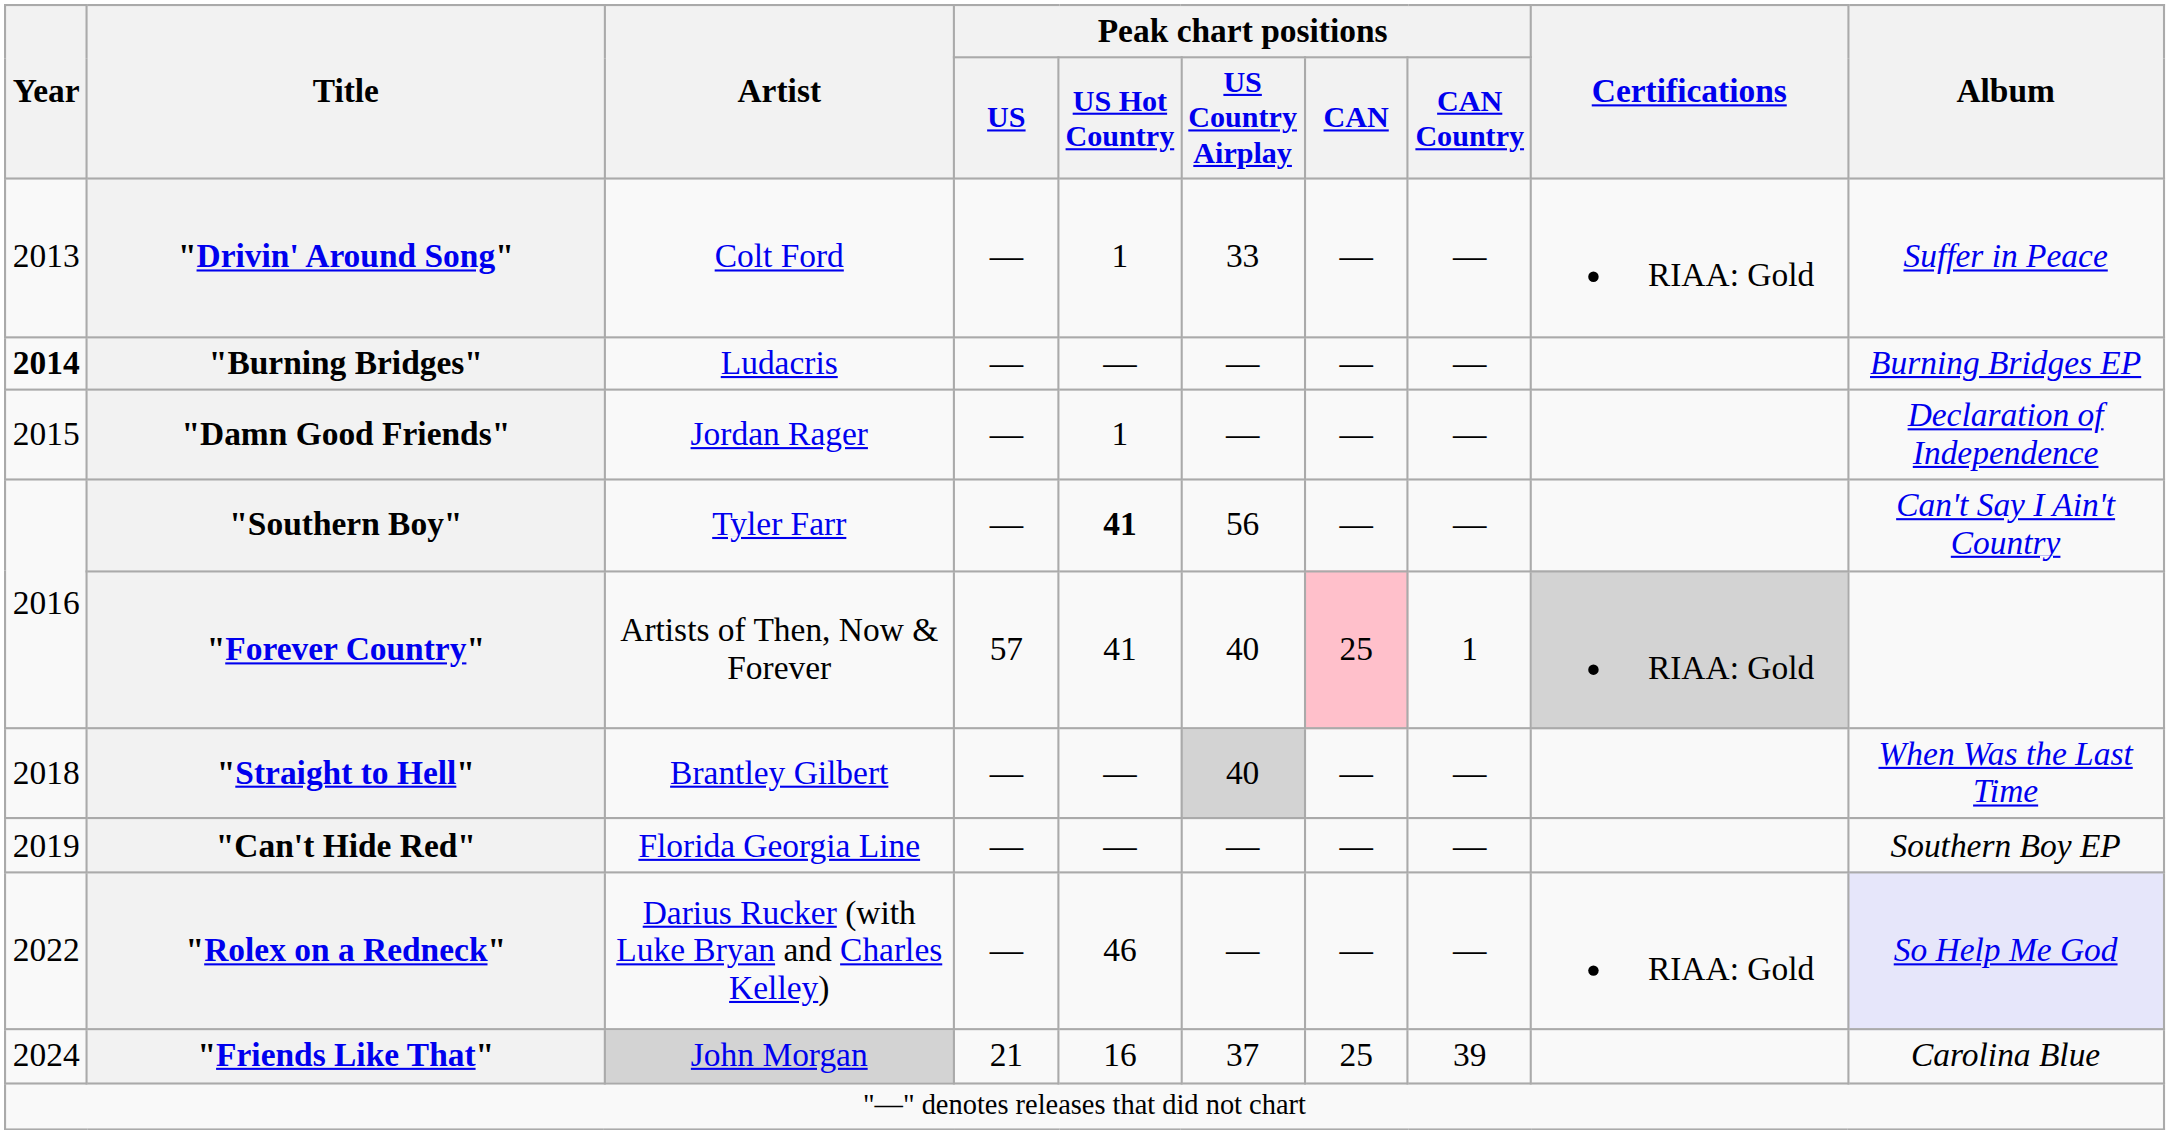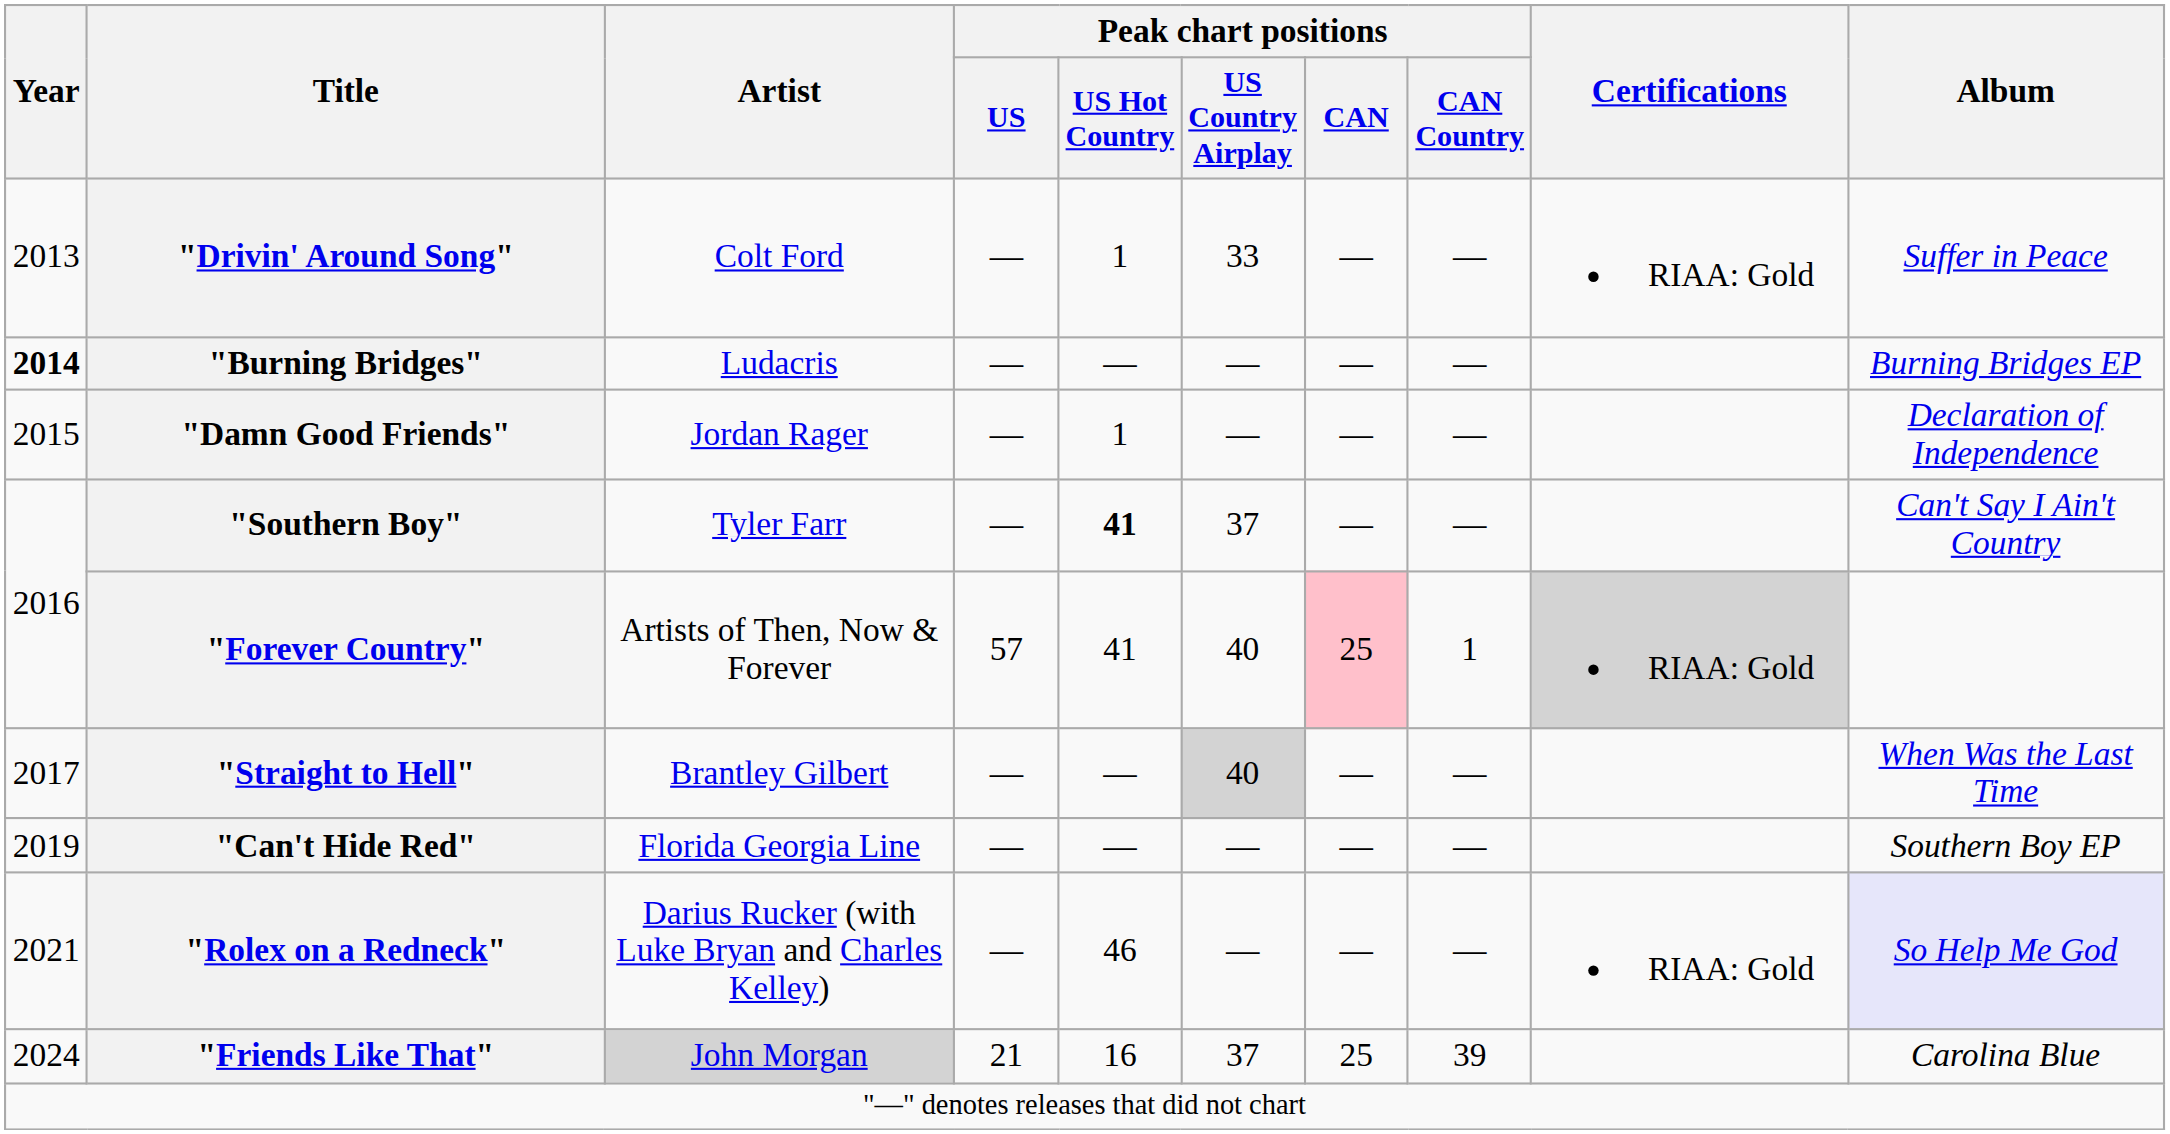(1243, 524) 56 -> (1243, 524) 37
(46, 772) 2018 -> (46, 772) 2017
(46, 950) 2022 -> (46, 950) 2021
